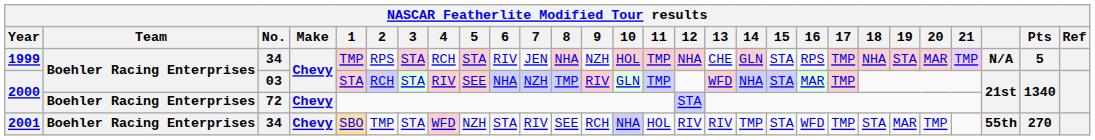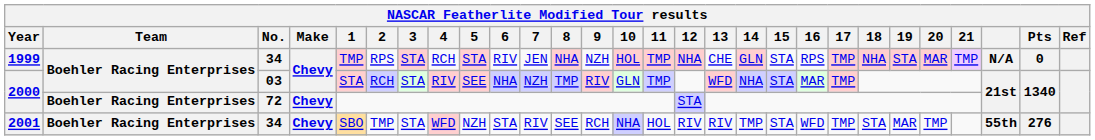(1040, 59) 5 -> (1040, 59) 0
(1040, 124) 270 -> (1040, 124) 276
